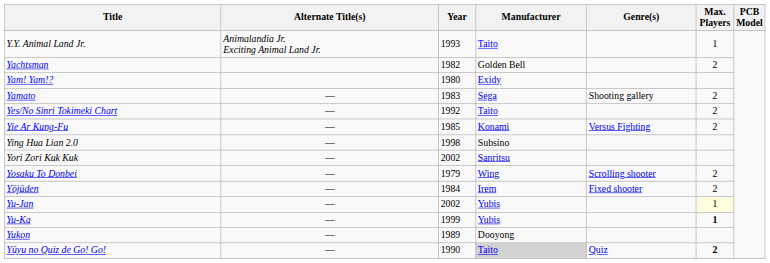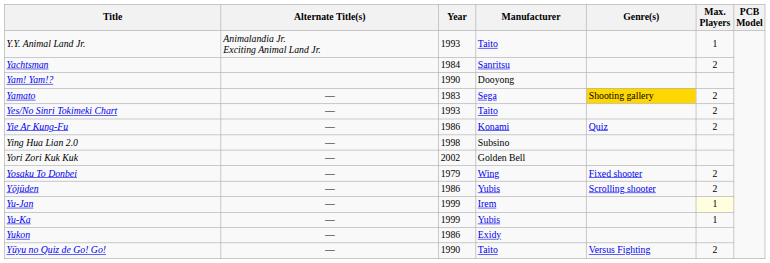(450, 65) 1982 -> (450, 65) 1984
(502, 65) Golden Bell -> (494, 65) Sanritsu
(450, 80) 1980 -> (450, 80) 1990
(490, 80) Exidy -> (496, 80) Dooyong
(621, 96) no background -> (621, 96) gold background
(450, 111) 1992 -> (450, 111) 1993
(450, 127) 1985 -> (450, 127) 1986
(620, 127) Versus Fighting -> (598, 127) Quiz
(494, 158) Sanritsu -> (502, 158) Golden Bell
(622, 173) Scrolling shooter -> (615, 173) Fixed shooter
(450, 188) 1984 -> (450, 188) 1986
(487, 188) Irem -> (489, 188) Yubis
(615, 188) Fixed shooter -> (622, 188) Scrolling shooter
(450, 204) 2002 -> (450, 204) 1999
(489, 204) Yubis -> (487, 204) Irem
(715, 219) bold -> (715, 219) normal
(450, 235) 1989 -> (450, 235) 1986
(496, 235) Dooyong -> (490, 235) Exidy
(488, 250) lightgrey background -> (488, 250) no background
(598, 250) Quiz -> (620, 250) Versus Fighting
(715, 250) bold -> (715, 250) normal
